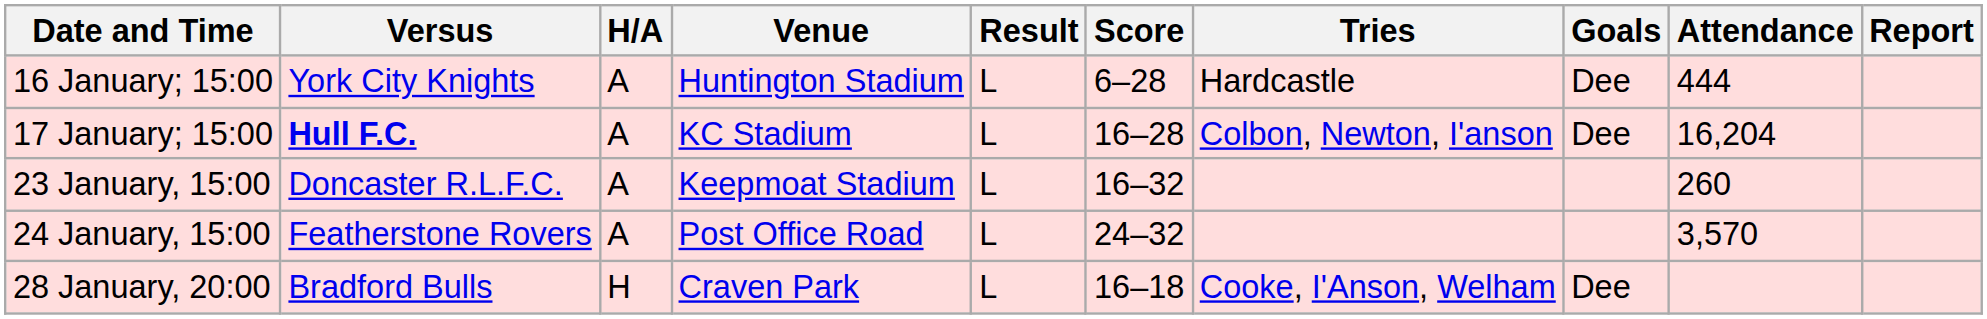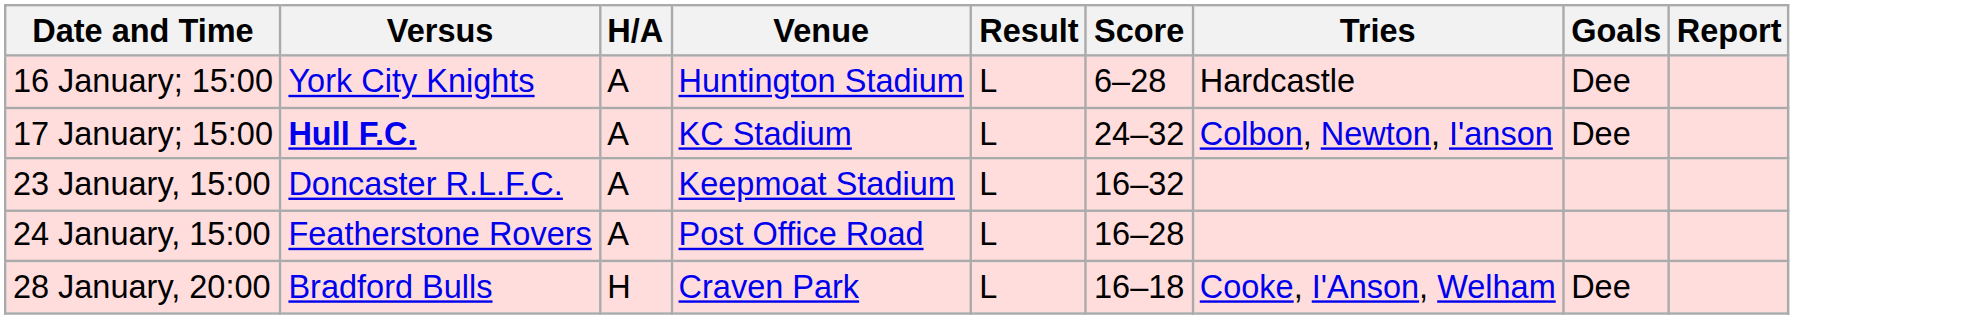- column: (1765, 30)
(1139, 133) 16–28 -> (1139, 133) 24–32
(1139, 235) 24–32 -> (1139, 235) 16–28
